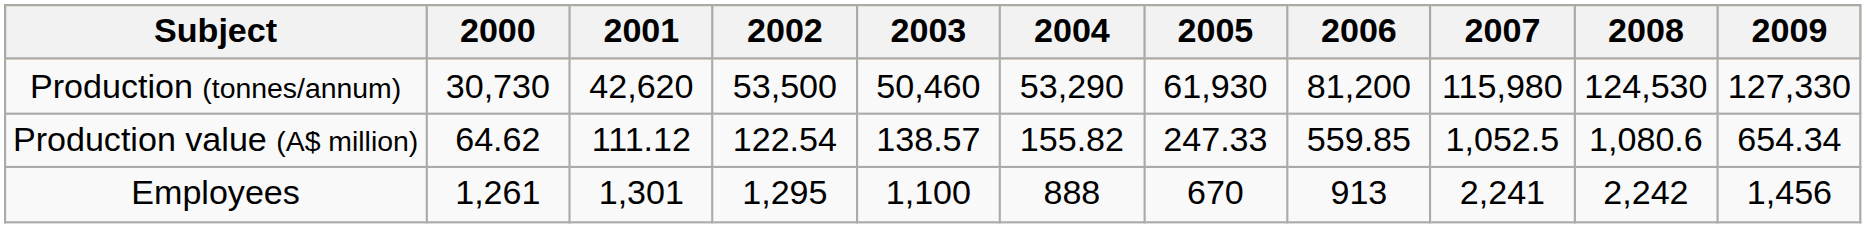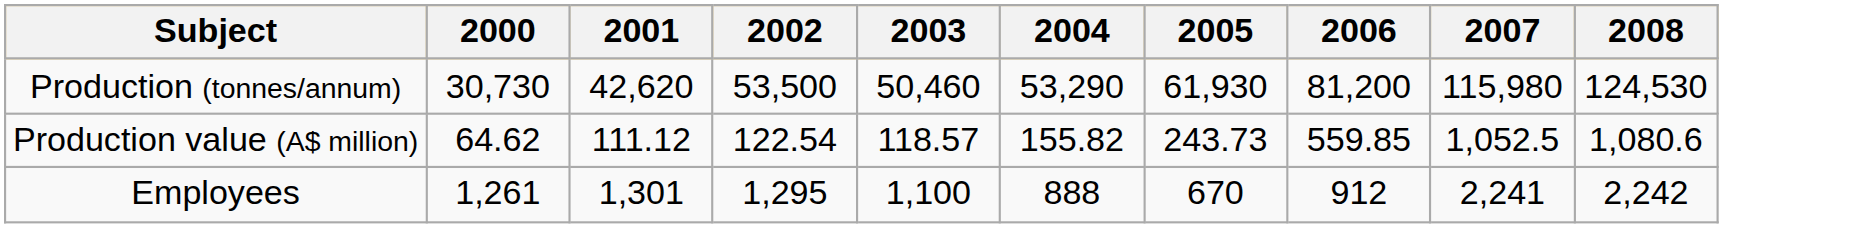- column: (1789, 31)
(928, 139) 138.57 -> (928, 139) 118.57
(1215, 139) 247.33 -> (1215, 139) 243.73
(1359, 193) 913 -> (1359, 193) 912
